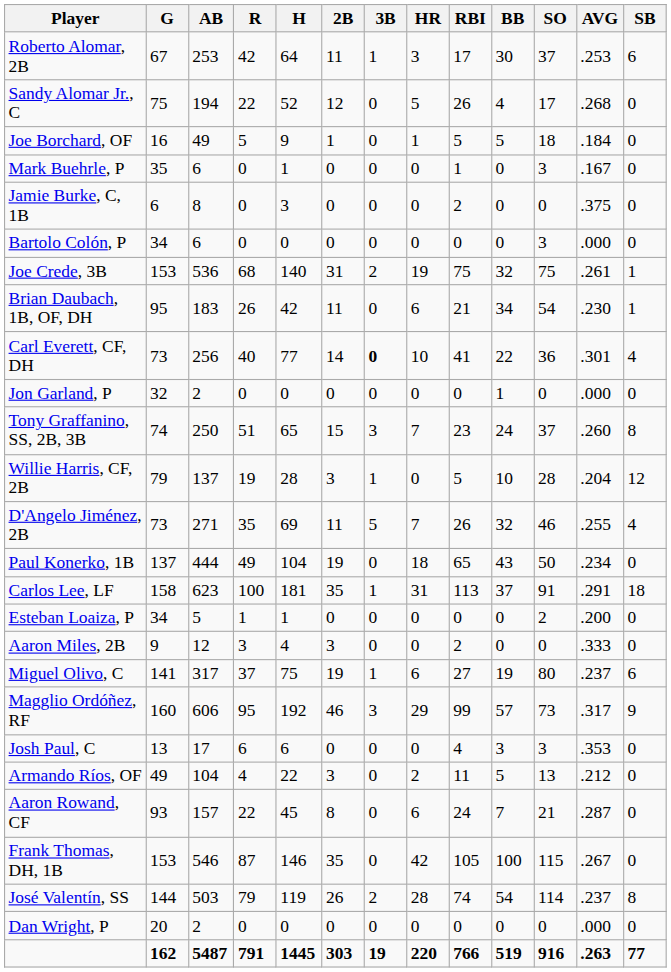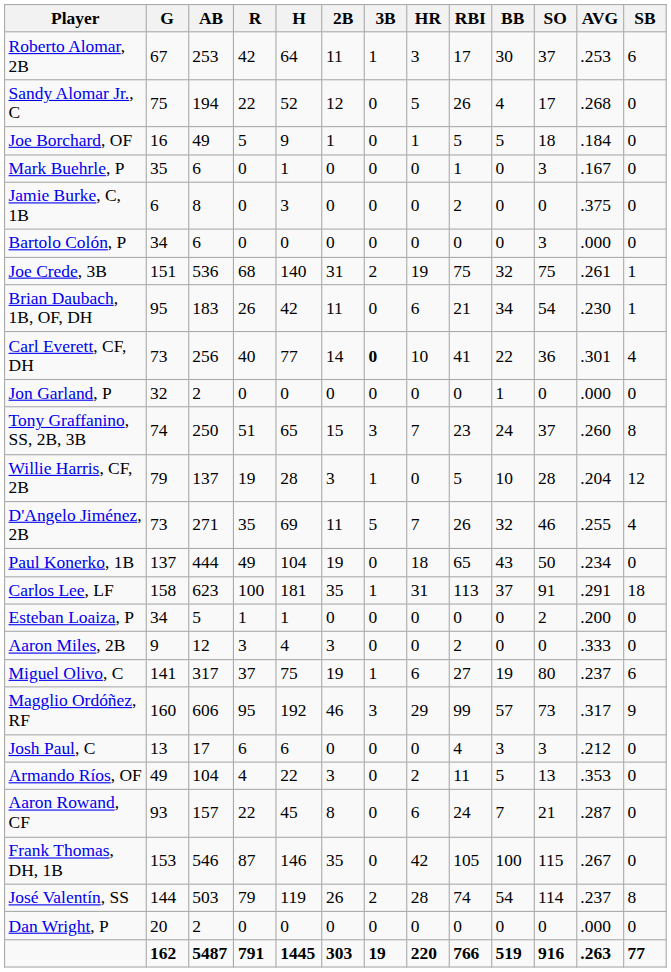(163, 270) 153 -> (163, 270) 151
(596, 748) .353 -> (596, 748) .212
(596, 775) .212 -> (596, 775) .353
